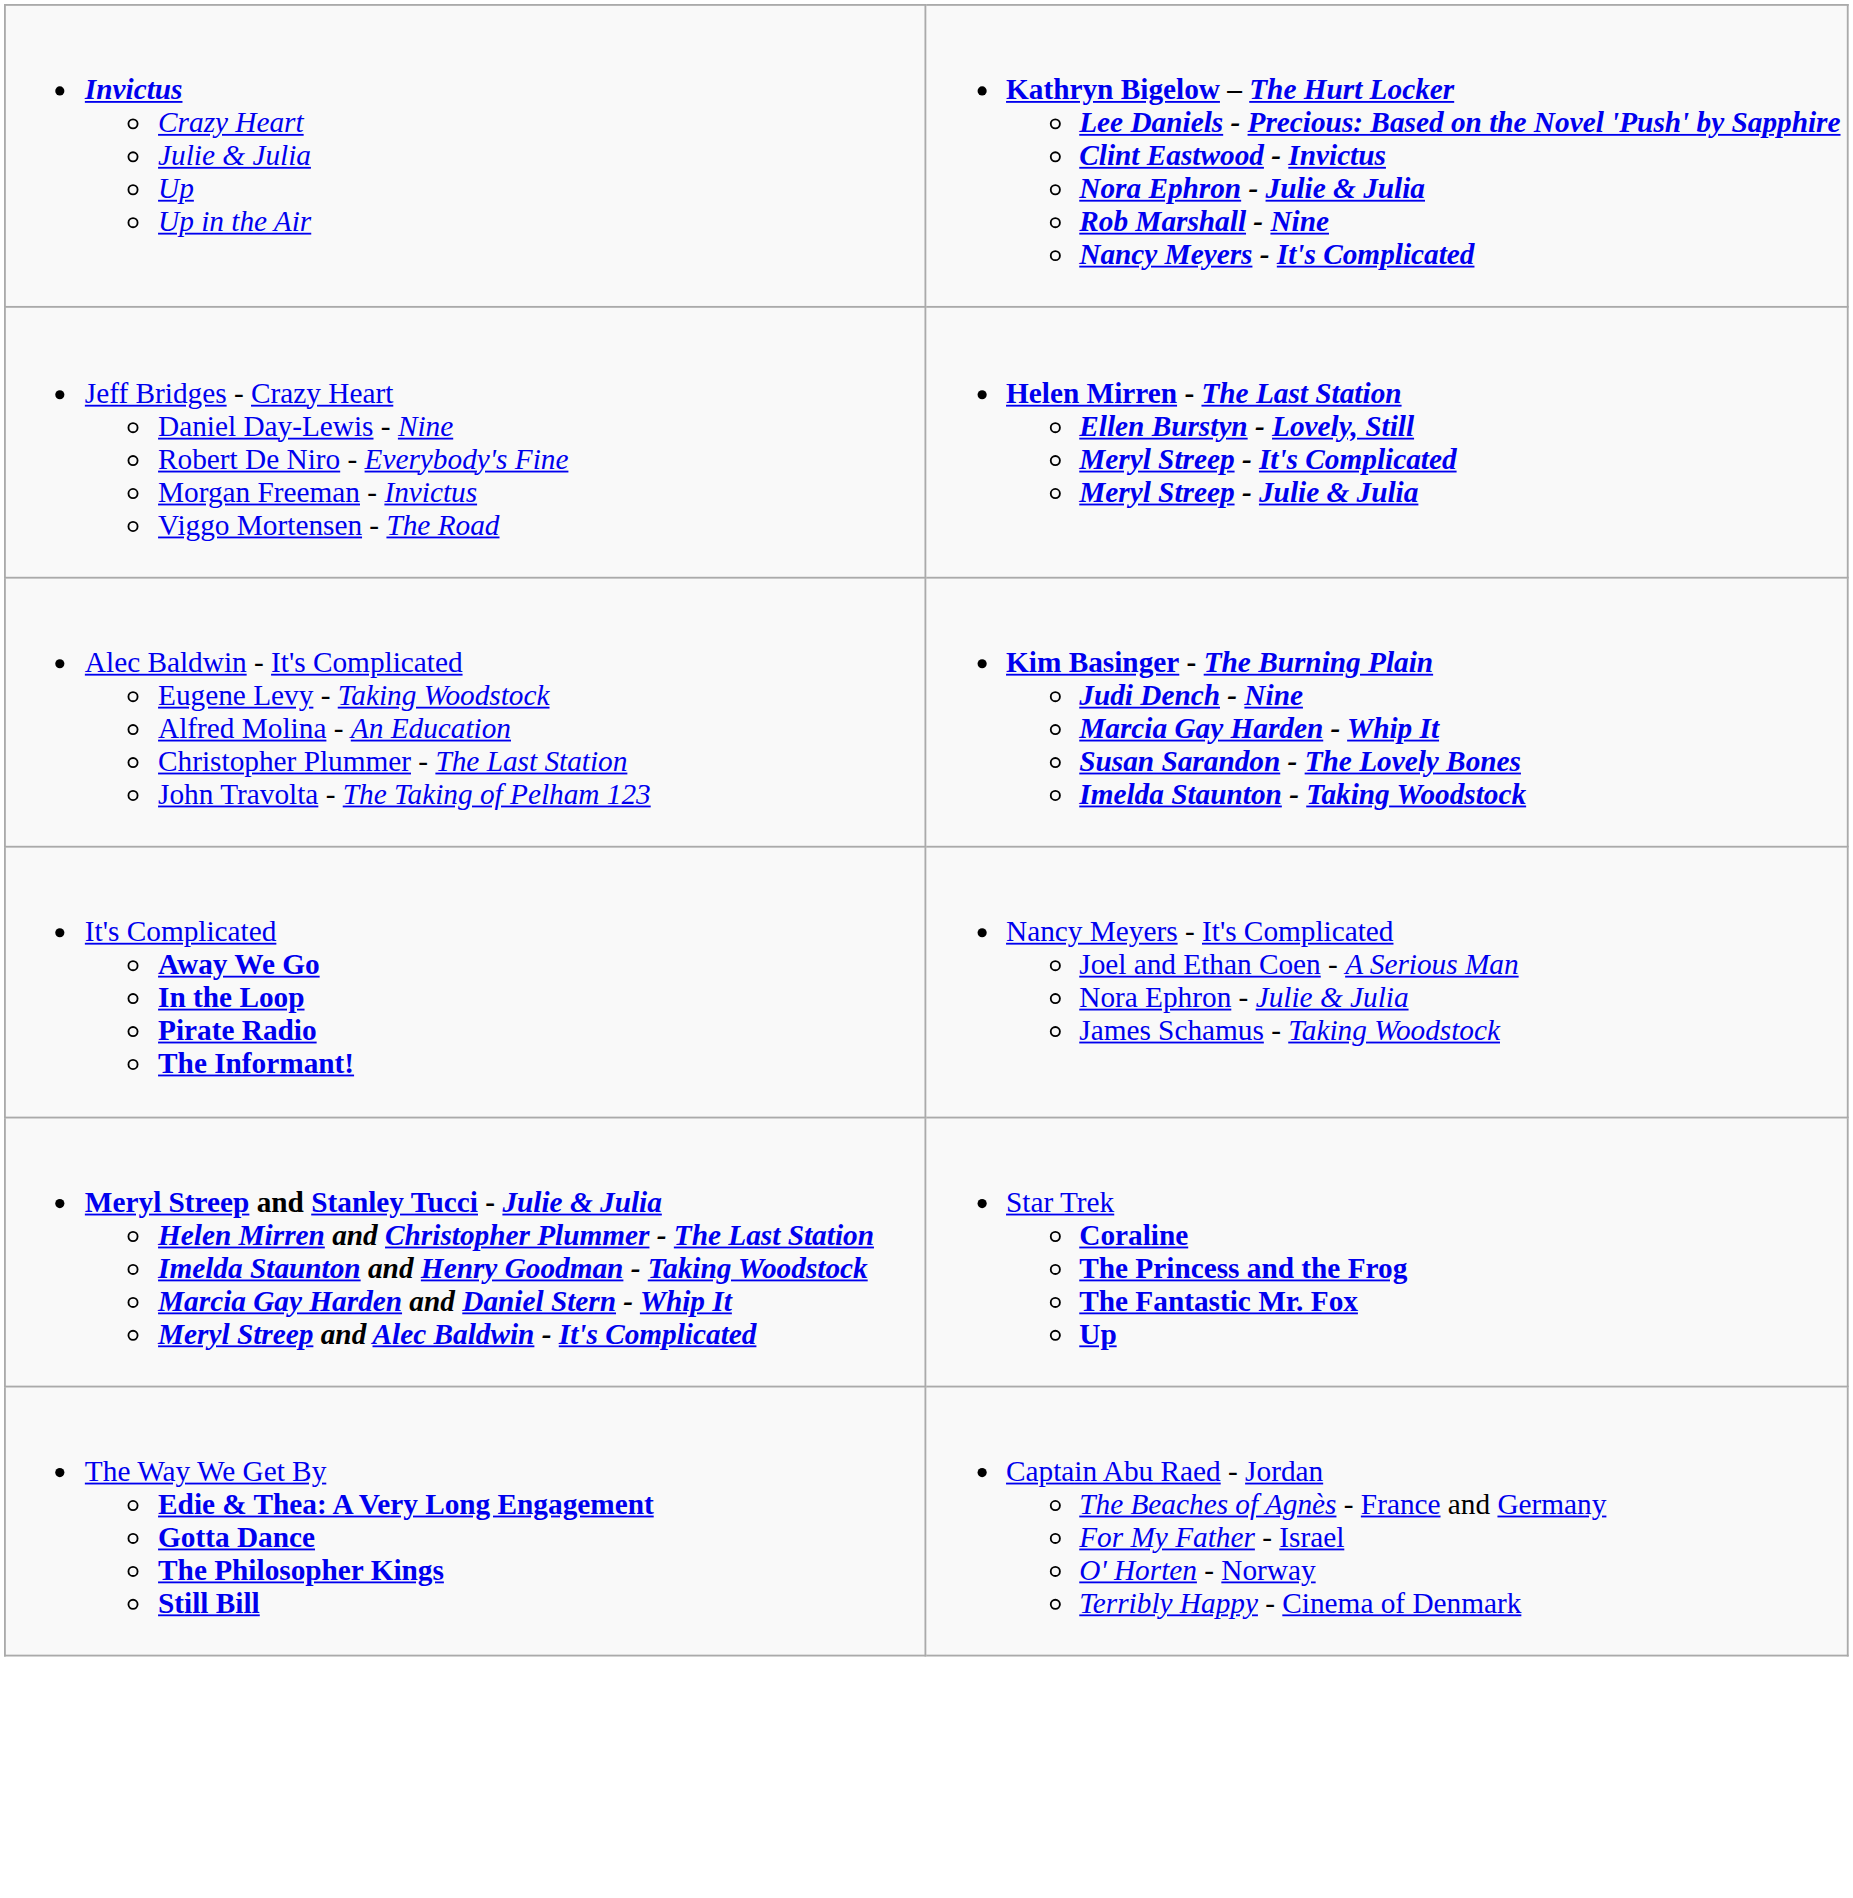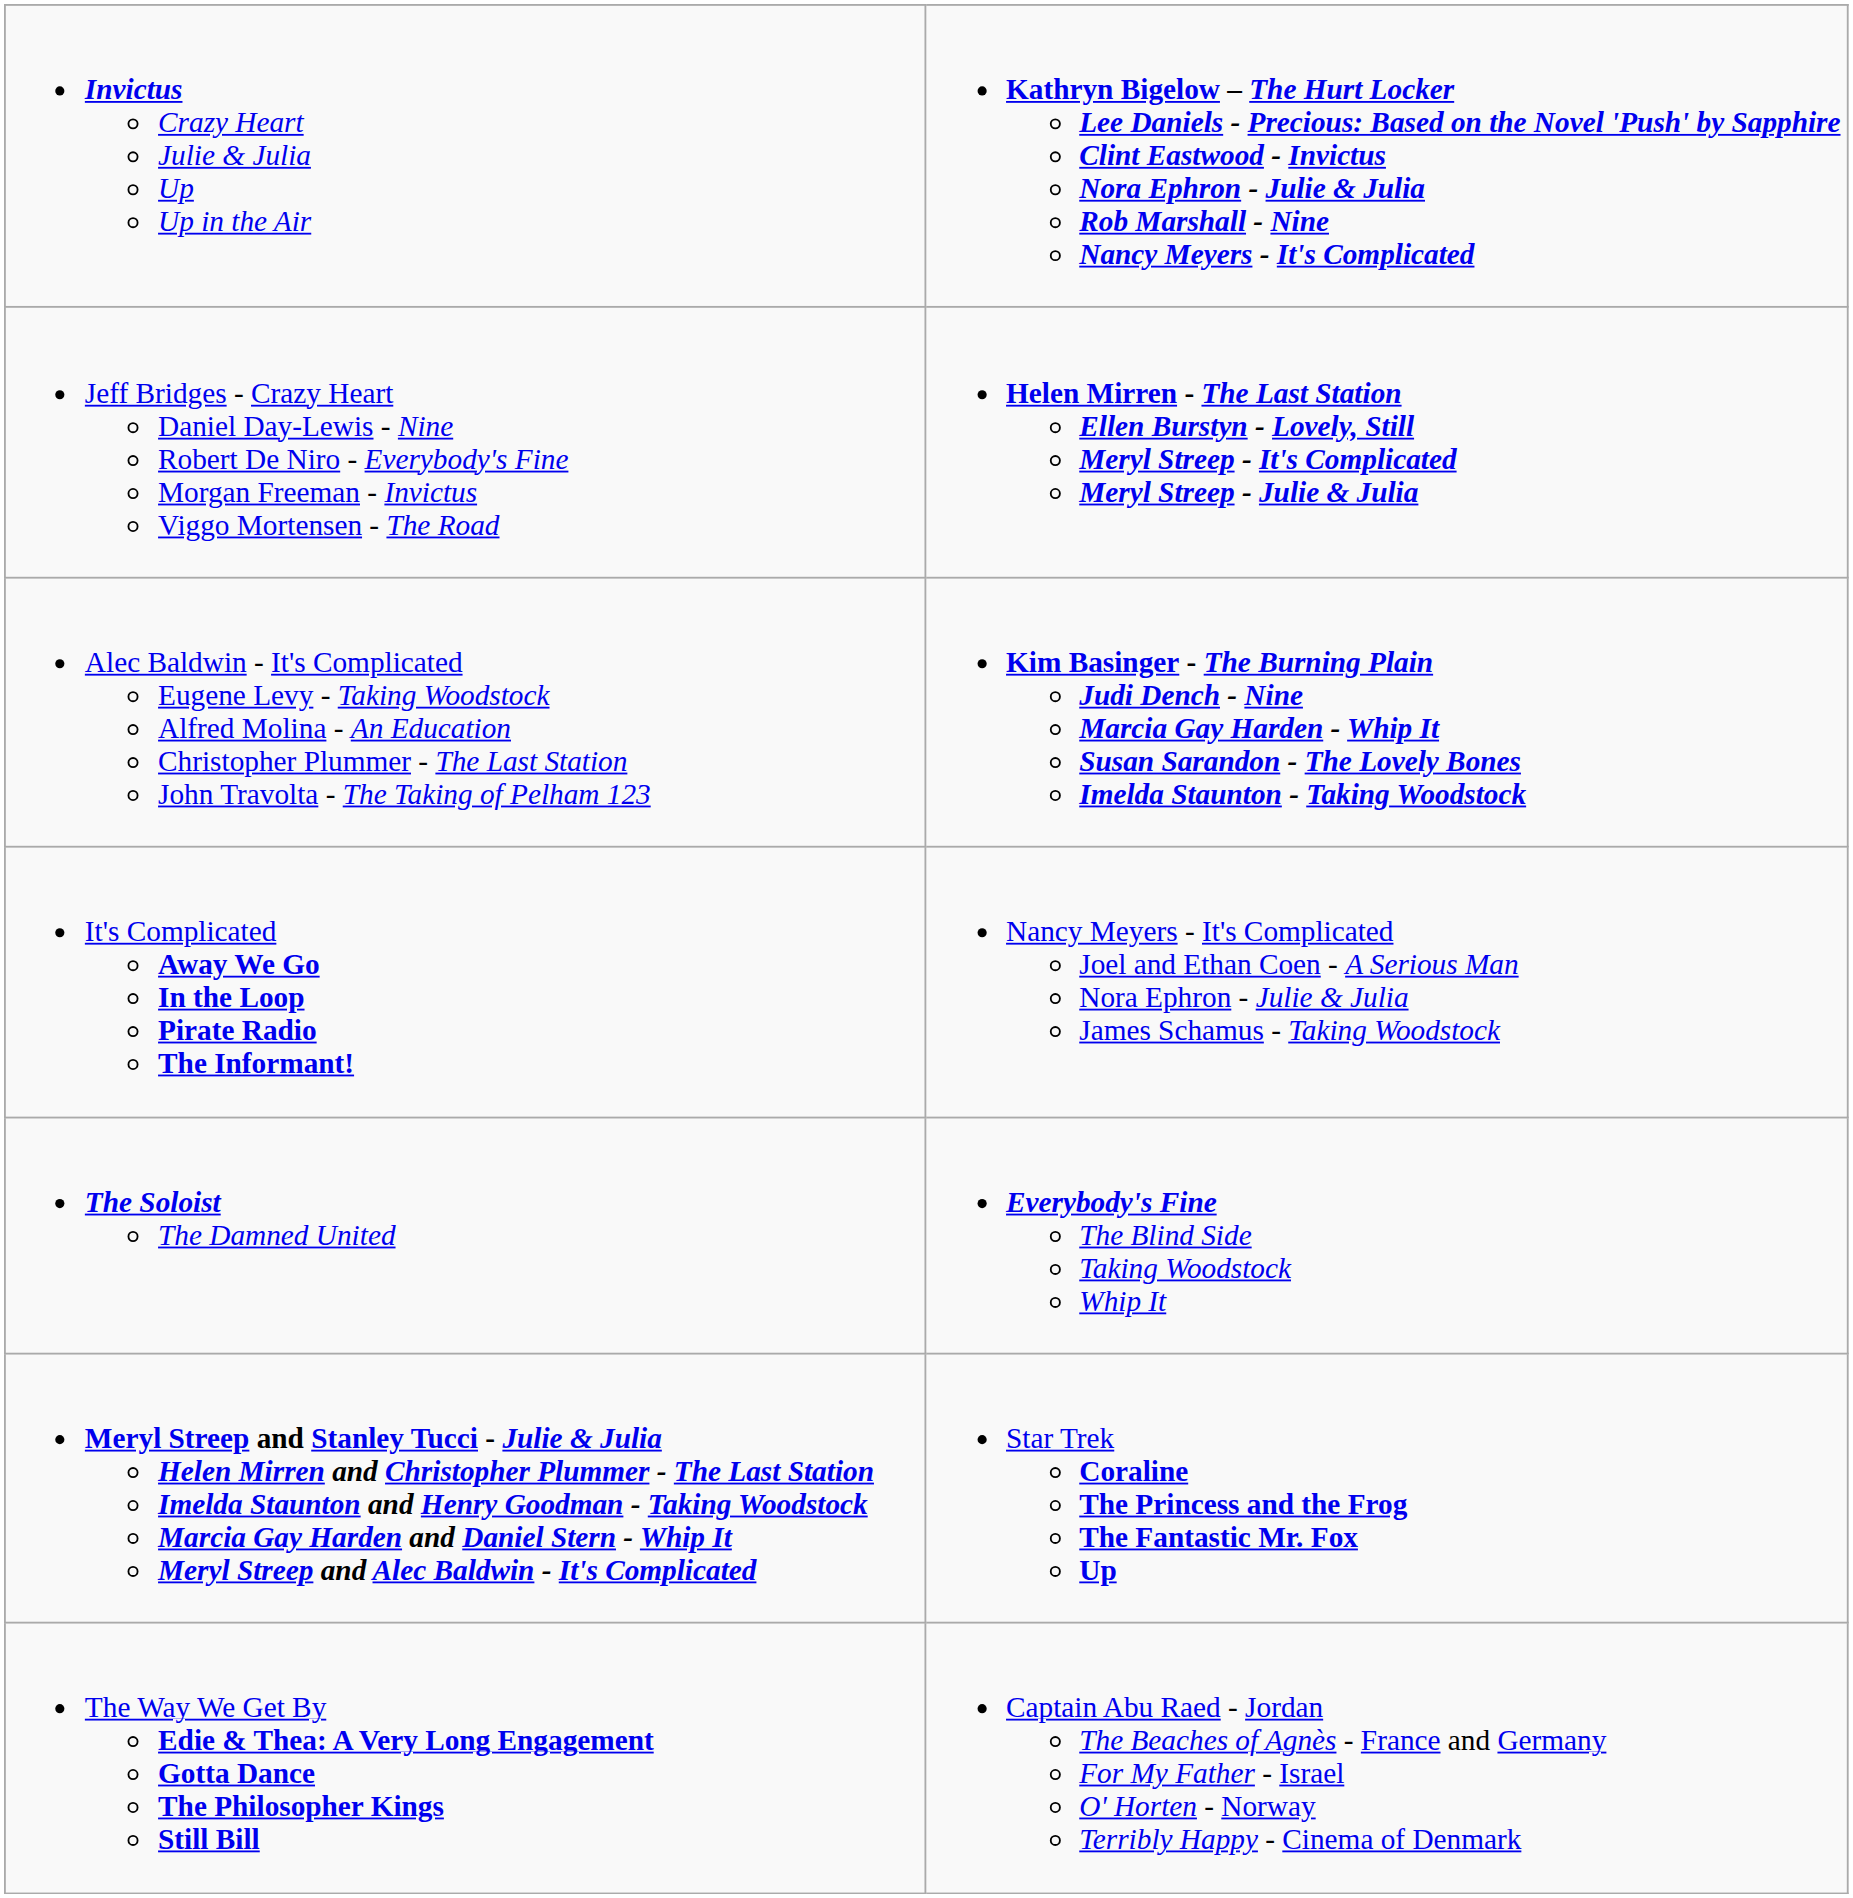+ row: (466, 1219)
